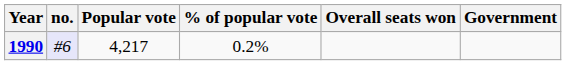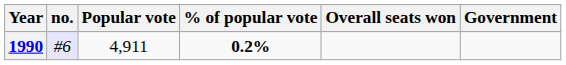(129, 45) 4,217 -> (129, 45) 4,911
(251, 45) normal -> (251, 45) bold
